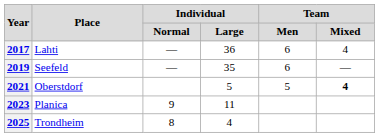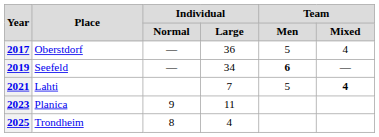(46, 49) Lahti -> (59, 49) Oberstdorf
(287, 49) 6 -> (287, 49) 5
(229, 68) 35 -> (229, 68) 34
(287, 68) normal -> (287, 68) bold
(59, 86) Oberstdorf -> (46, 86) Lahti
(229, 86) 5 -> (229, 86) 7
